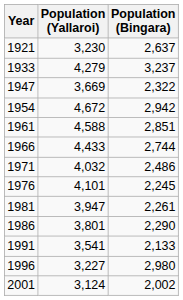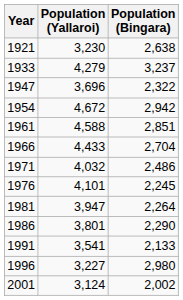(160, 48) 2,637 -> (160, 48) 2,638
(90, 87) 3,669 -> (90, 87) 3,696
(160, 147) 2,744 -> (160, 147) 2,704
(160, 206) 2,261 -> (160, 206) 2,264
